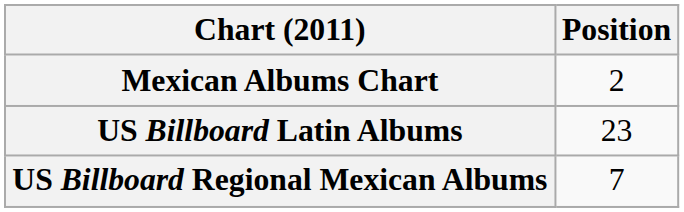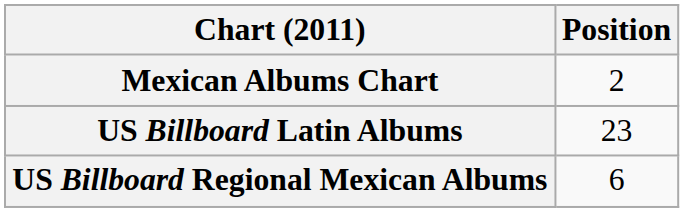(617, 180) 7 -> (617, 180) 6
